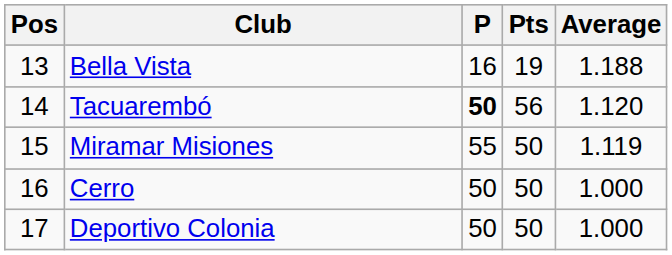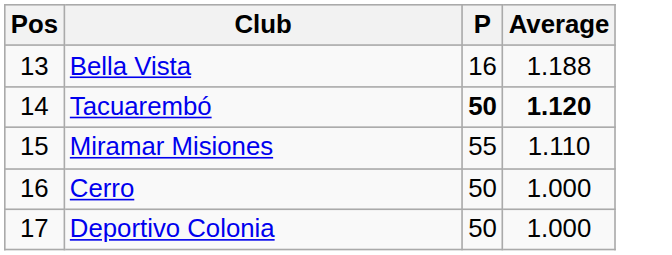- column: (529, 24)
(611, 106) normal -> (559, 106) bold
(611, 147) 1.119 -> (559, 147) 1.110
